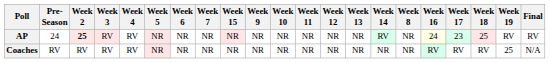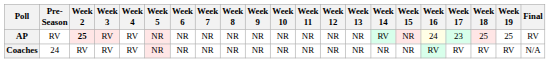columns swapped: (408, 17) <-> (233, 17)
(55, 36) 24 -> (55, 36) RV
(509, 36) RV -> (509, 36) 25
(55, 51) RV -> (55, 51) 24
(509, 51) 25 -> (509, 51) RV
